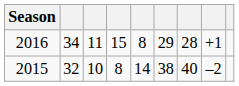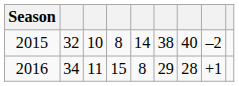rows swapped: (32, 42) <-> (32, 68)
